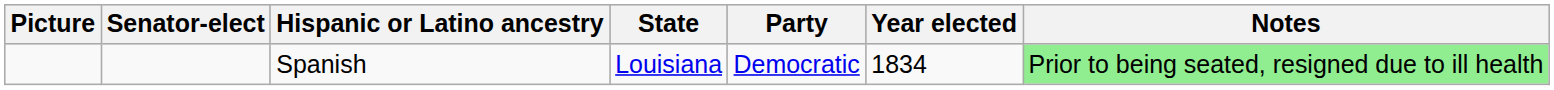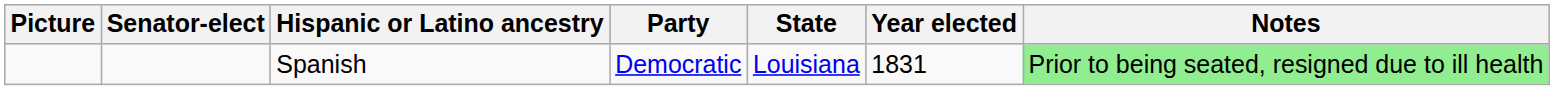columns swapped: (797, 24) <-> (669, 24)
(899, 63) 1834 -> (899, 63) 1831
